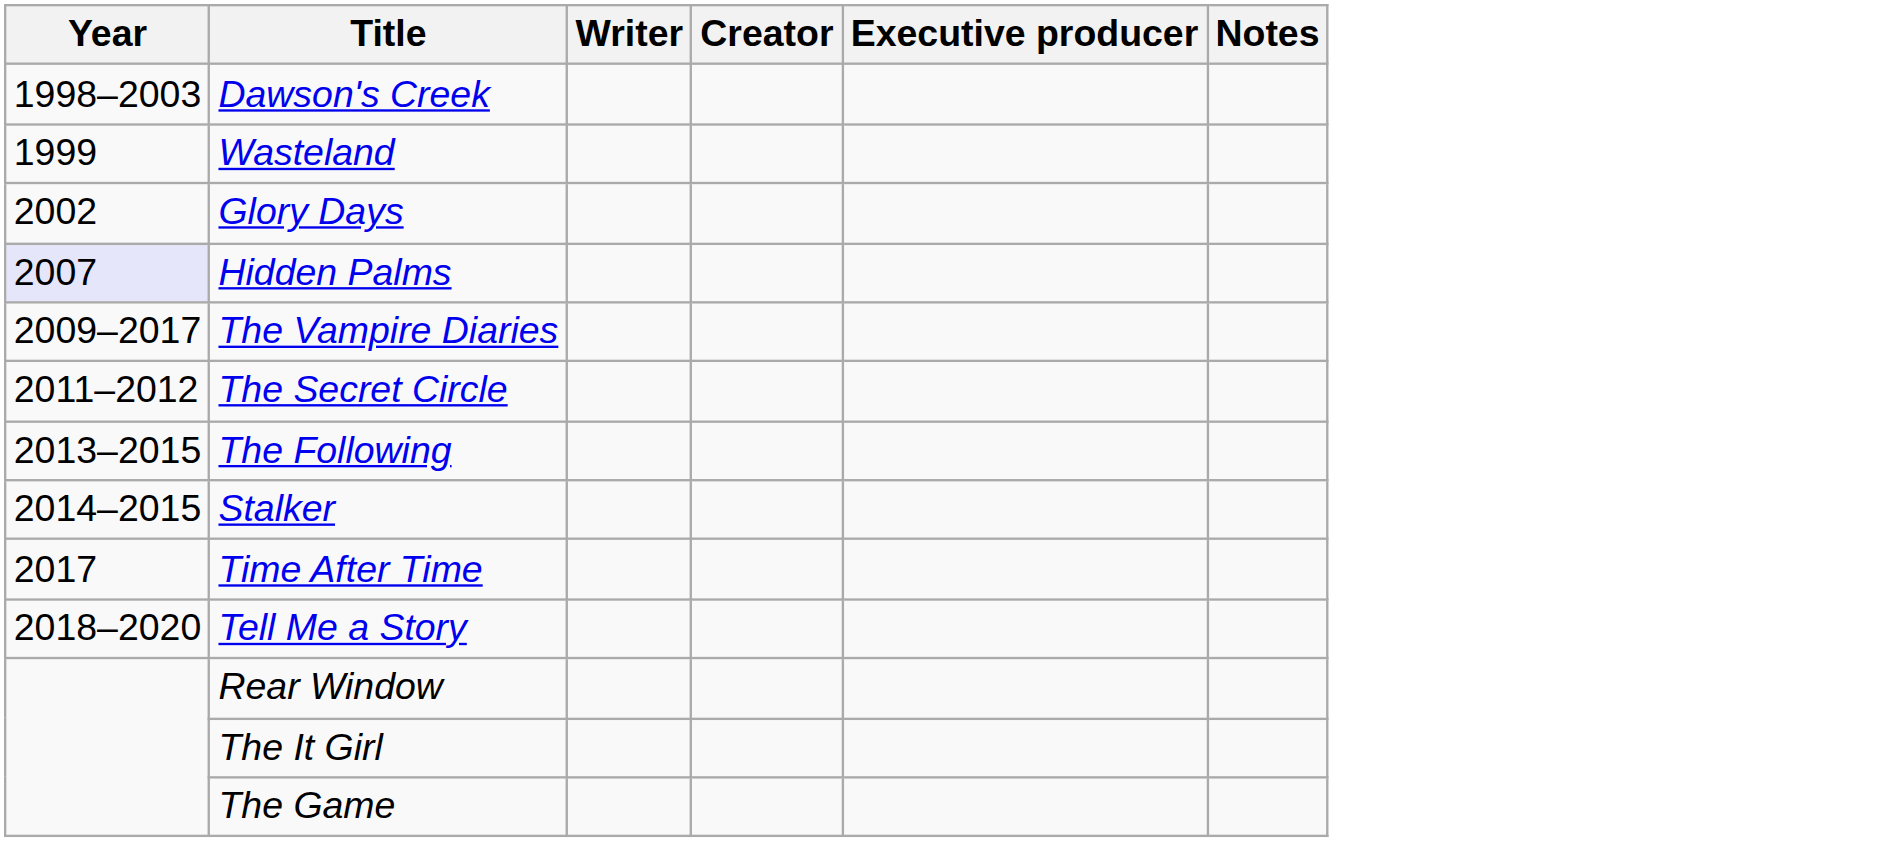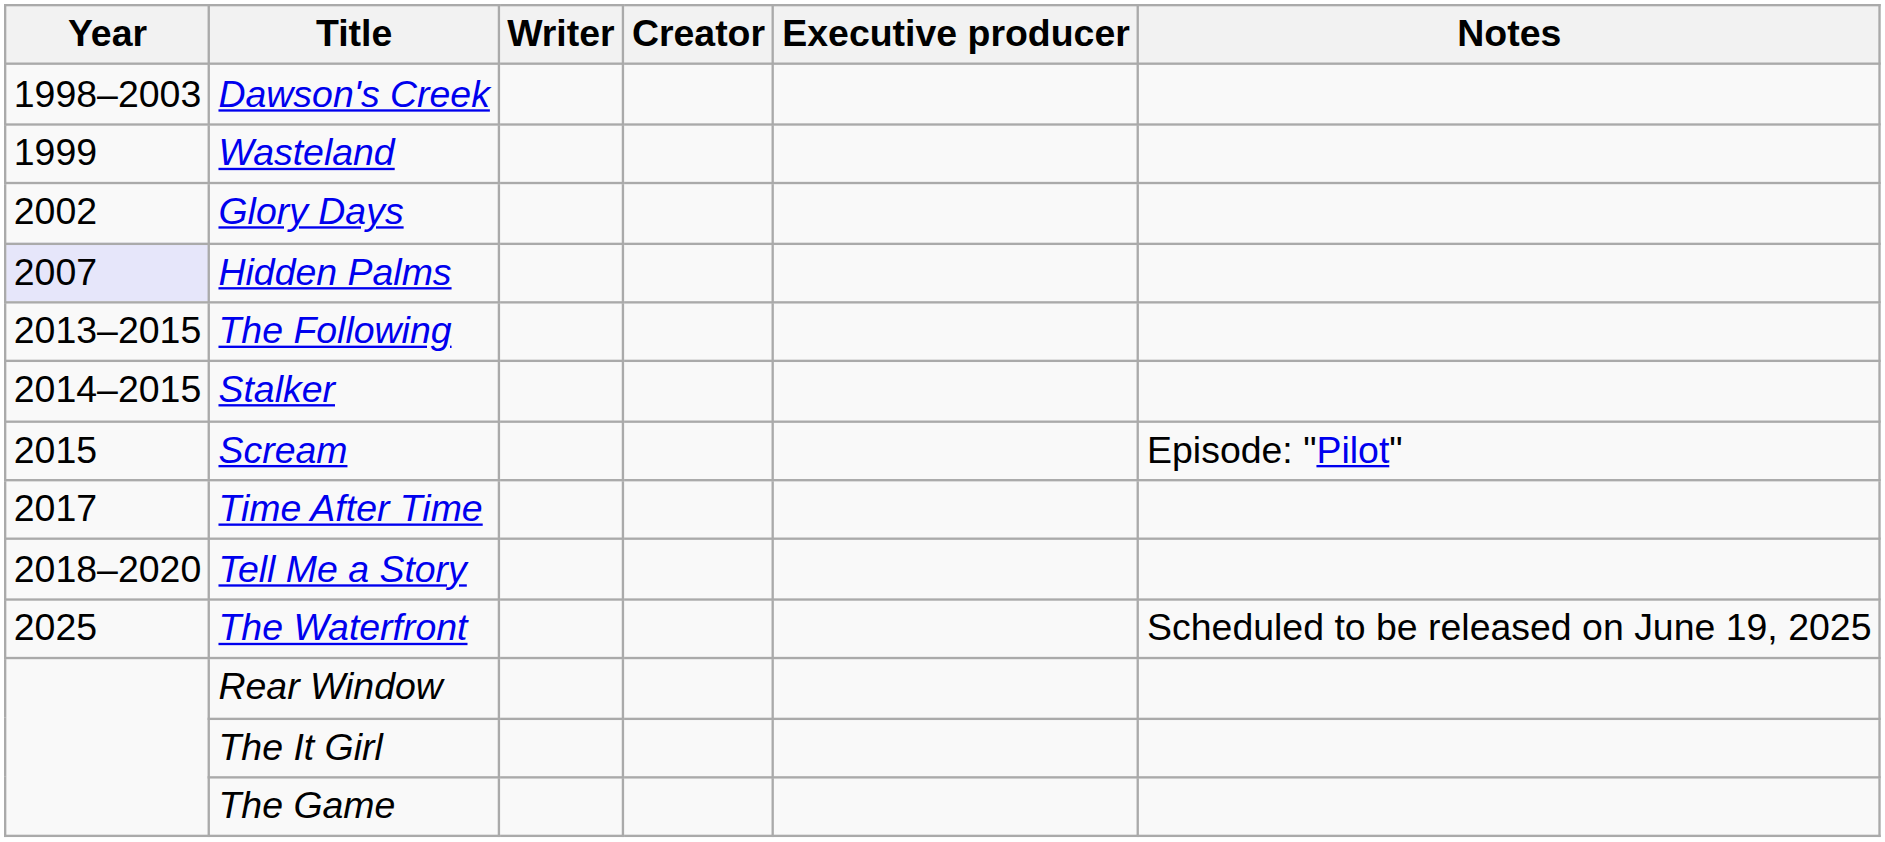- row: (388, 331)
- row: (363, 390)
+ row: (283, 449)
+ row: (343, 627)
